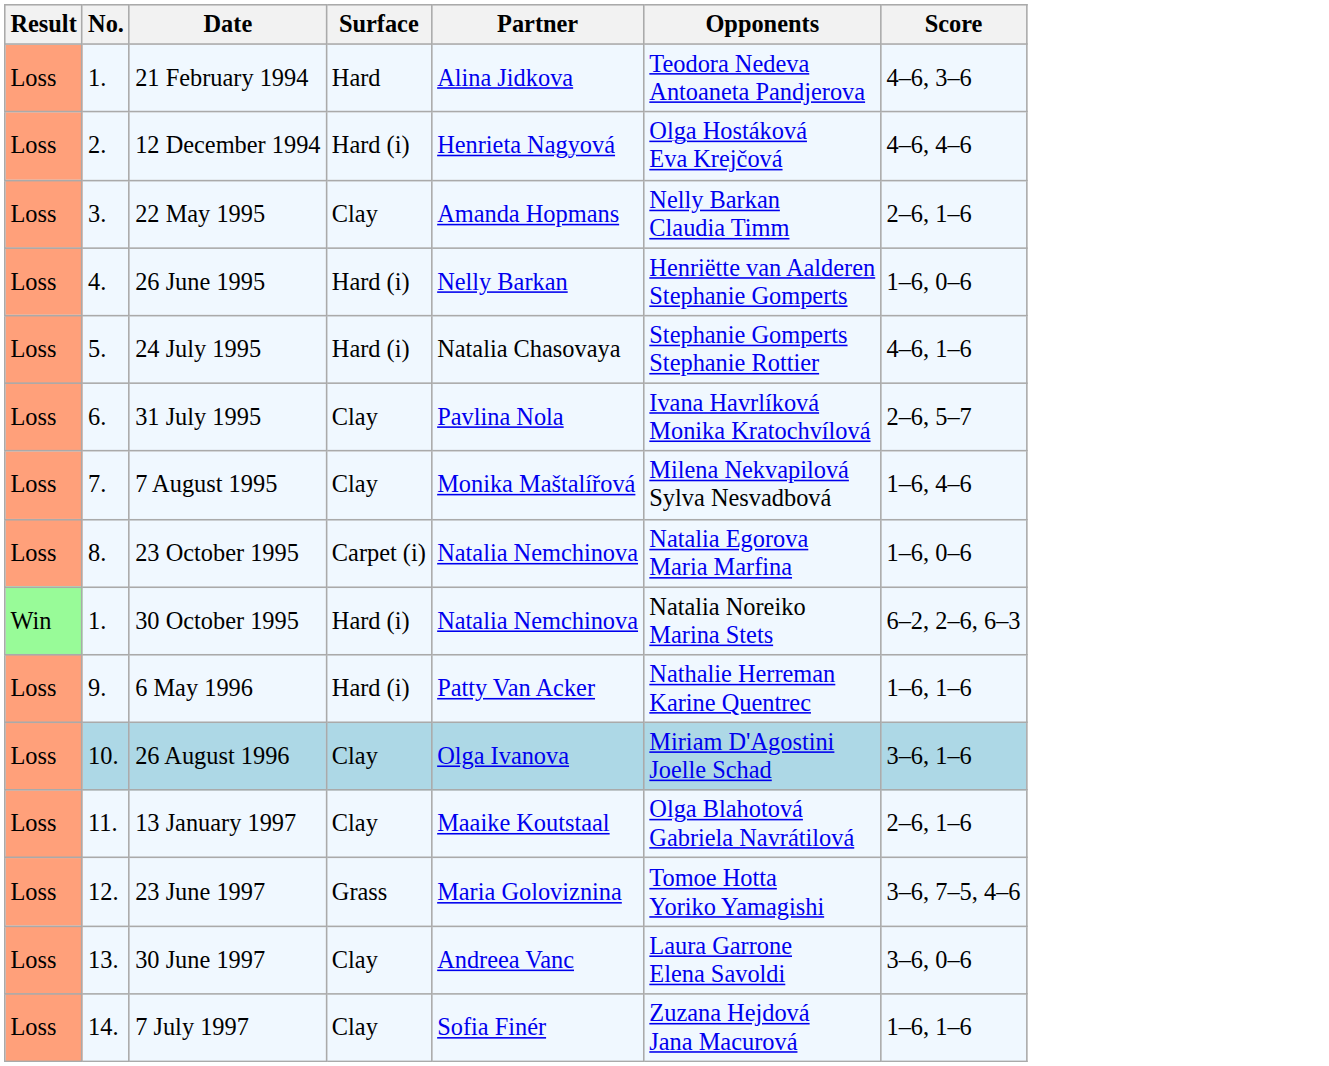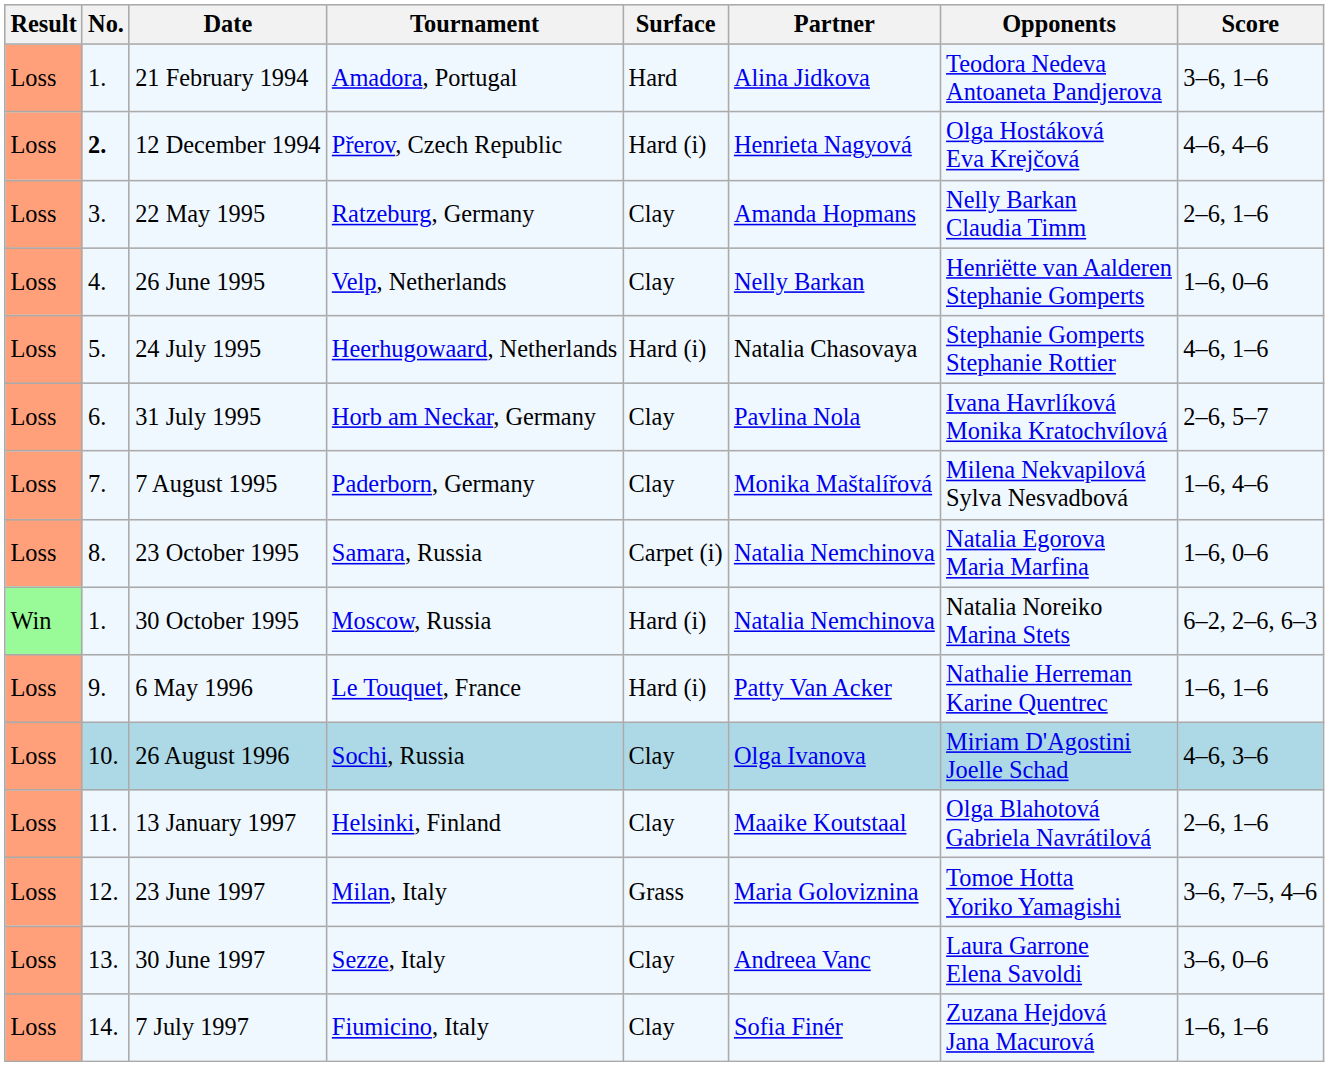+ column: (475, 23)
(929, 77) 4–6, 3–6 -> (1226, 77) 3–6, 1–6
(97, 145) normal -> (97, 145) bold
(371, 280) Hard (i) -> (652, 280) Clay
(929, 755) 3–6, 1–6 -> (1226, 755) 4–6, 3–6
